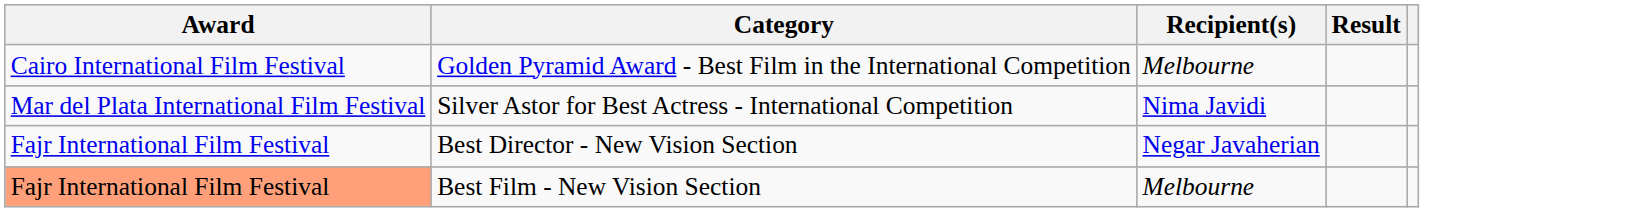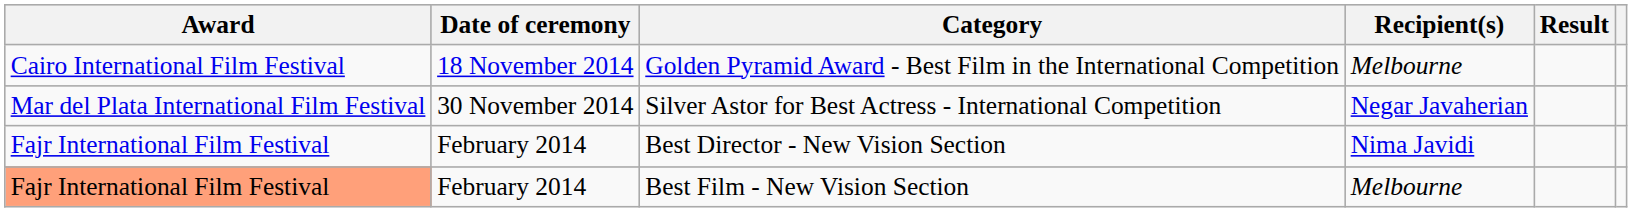+ column: (535, 24)
(1204, 105) Nima Javidi -> (1439, 105) Negar Javaherian
(1231, 145) Negar Javaherian -> (1412, 145) Nima Javidi
